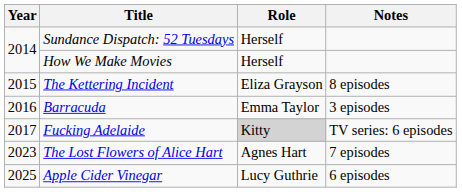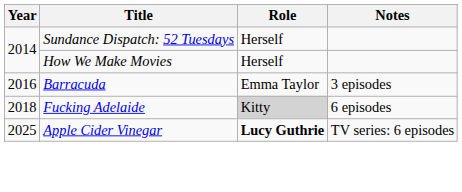- row: (108, 84)
(22, 130) 2017 -> (22, 107) 2018
(391, 130) TV series: 6 episodes -> (361, 107) 6 episodes
- row: (133, 152)
(279, 175) normal -> (282, 130) bold
(359, 175) 6 episodes -> (393, 130) TV series: 6 episodes
